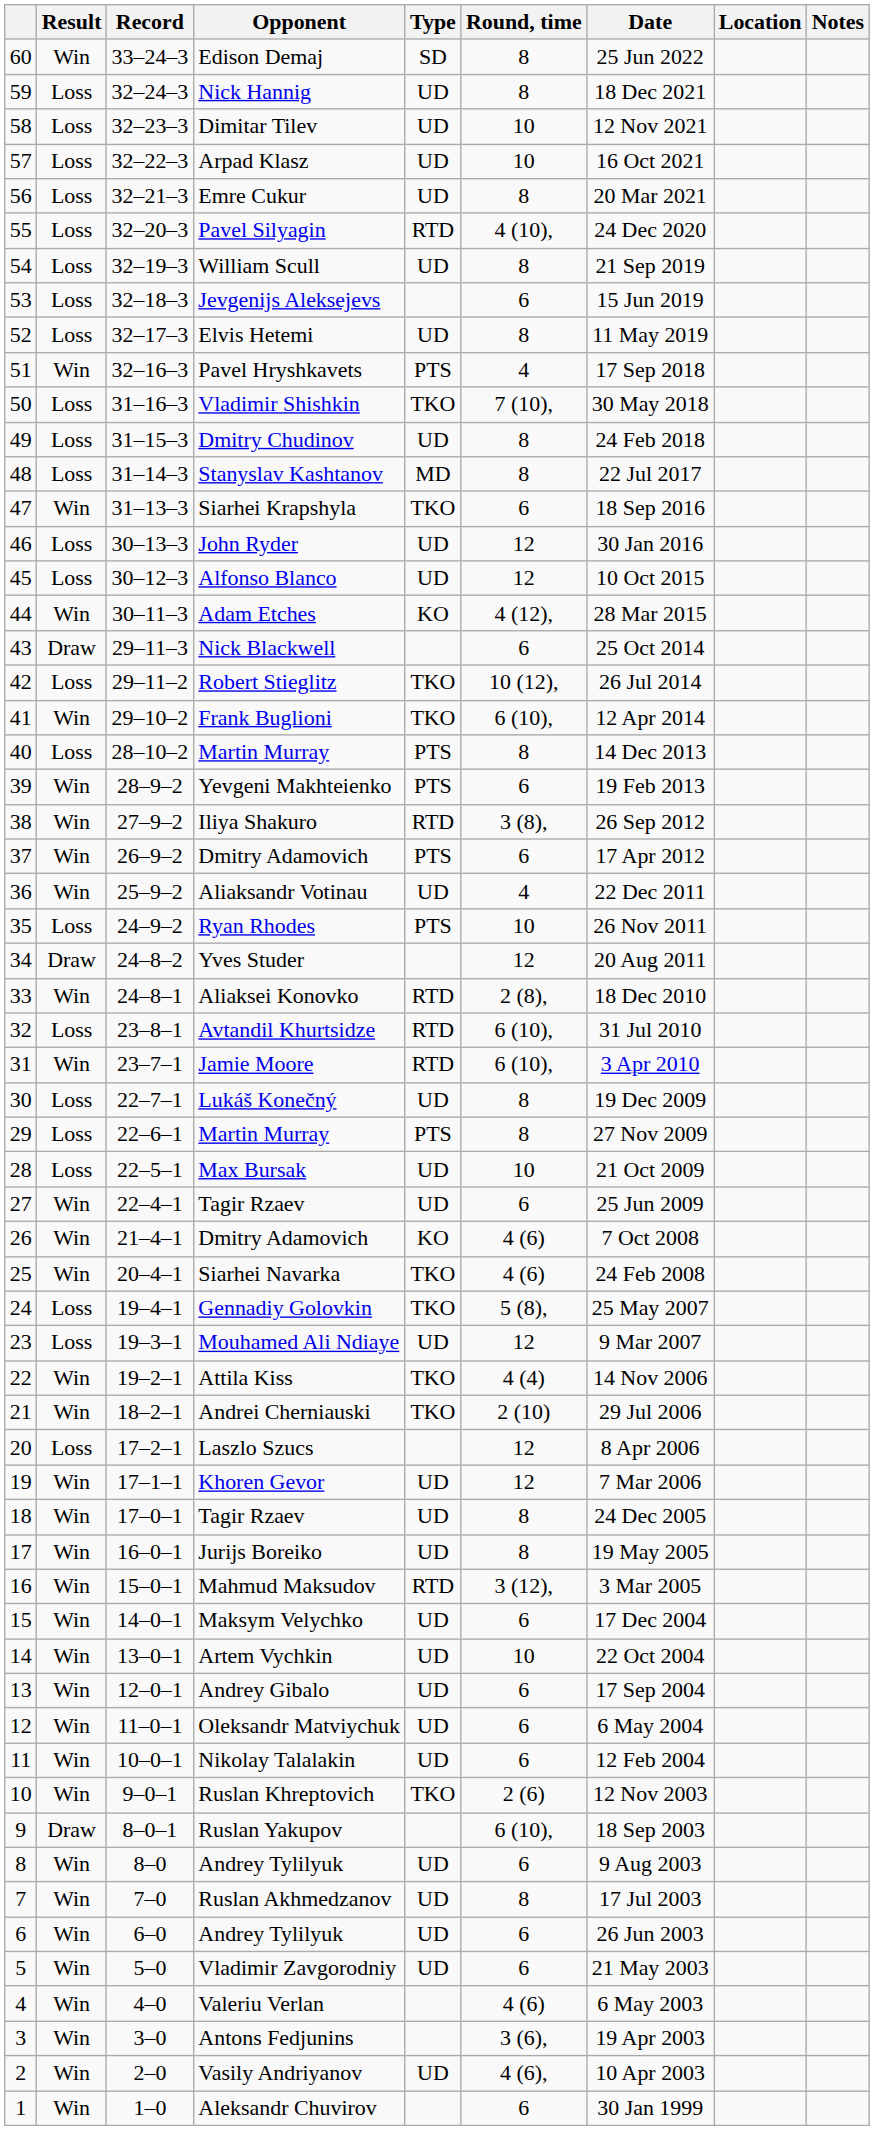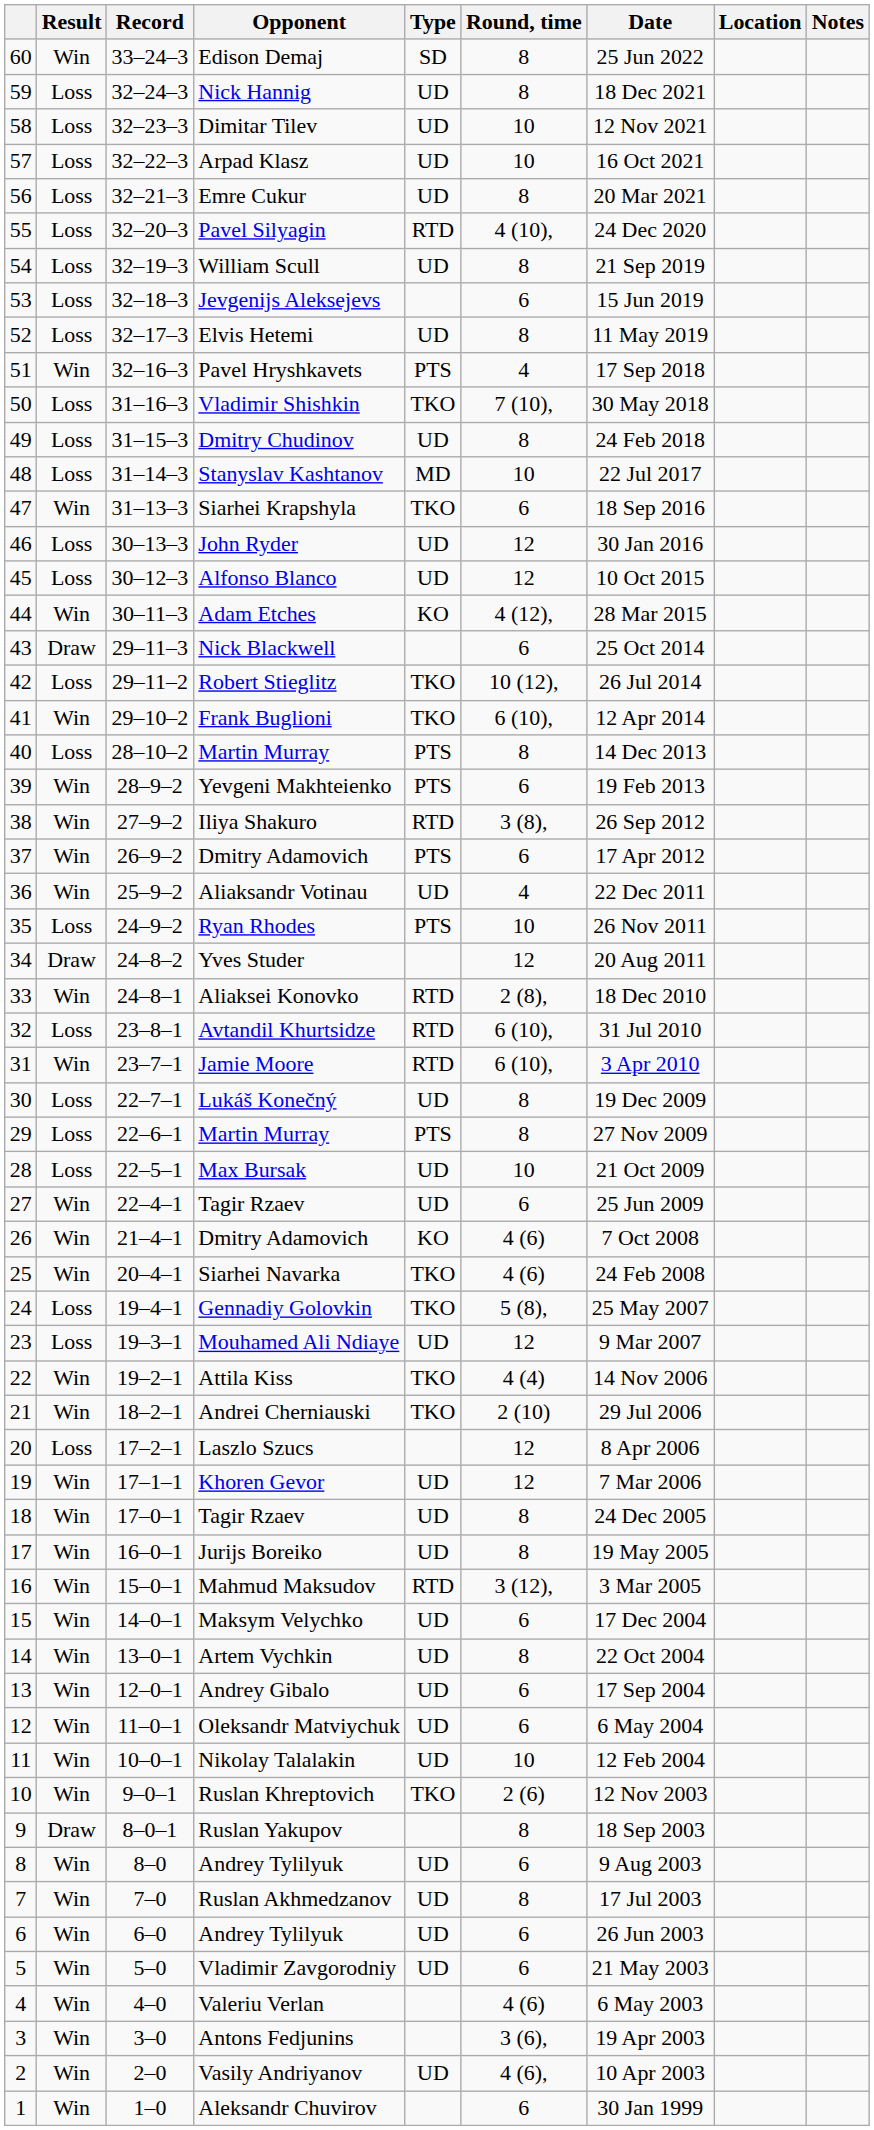(524, 473) 8 -> (524, 473) 10
(524, 1655) 10 -> (524, 1655) 8
(524, 1760) 6 -> (524, 1760) 10
(524, 1829) 6 (10), -> (524, 1829) 8
